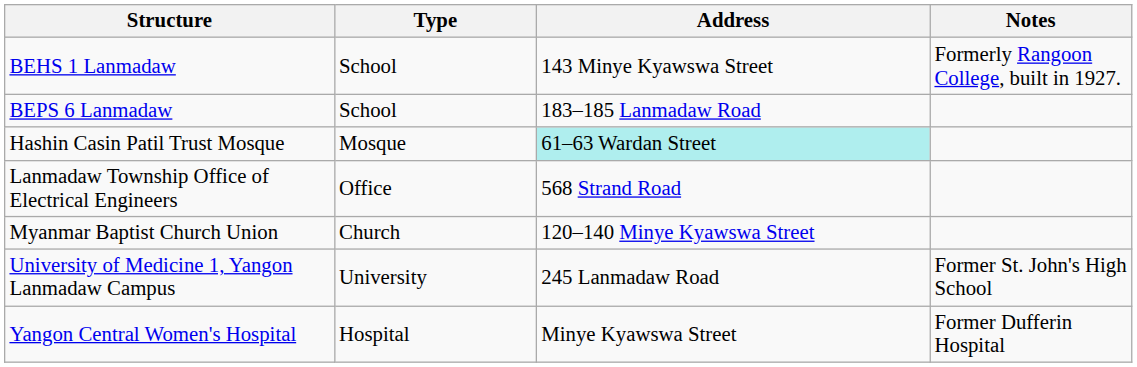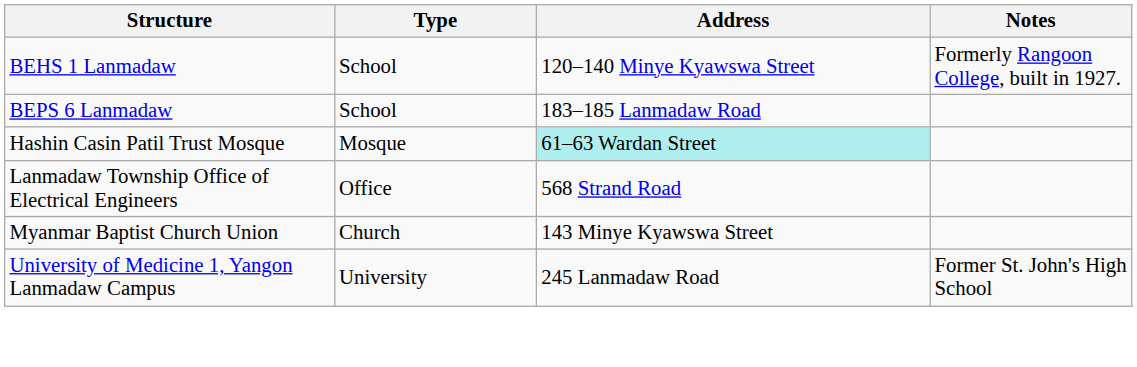(657, 65) 143 Minye Kyawswa Street -> (678, 65) 120–140 Minye Kyawswa Street
(678, 232) 120–140 Minye Kyawswa Street -> (657, 232) 143 Minye Kyawswa Street
- row: (153, 333)
